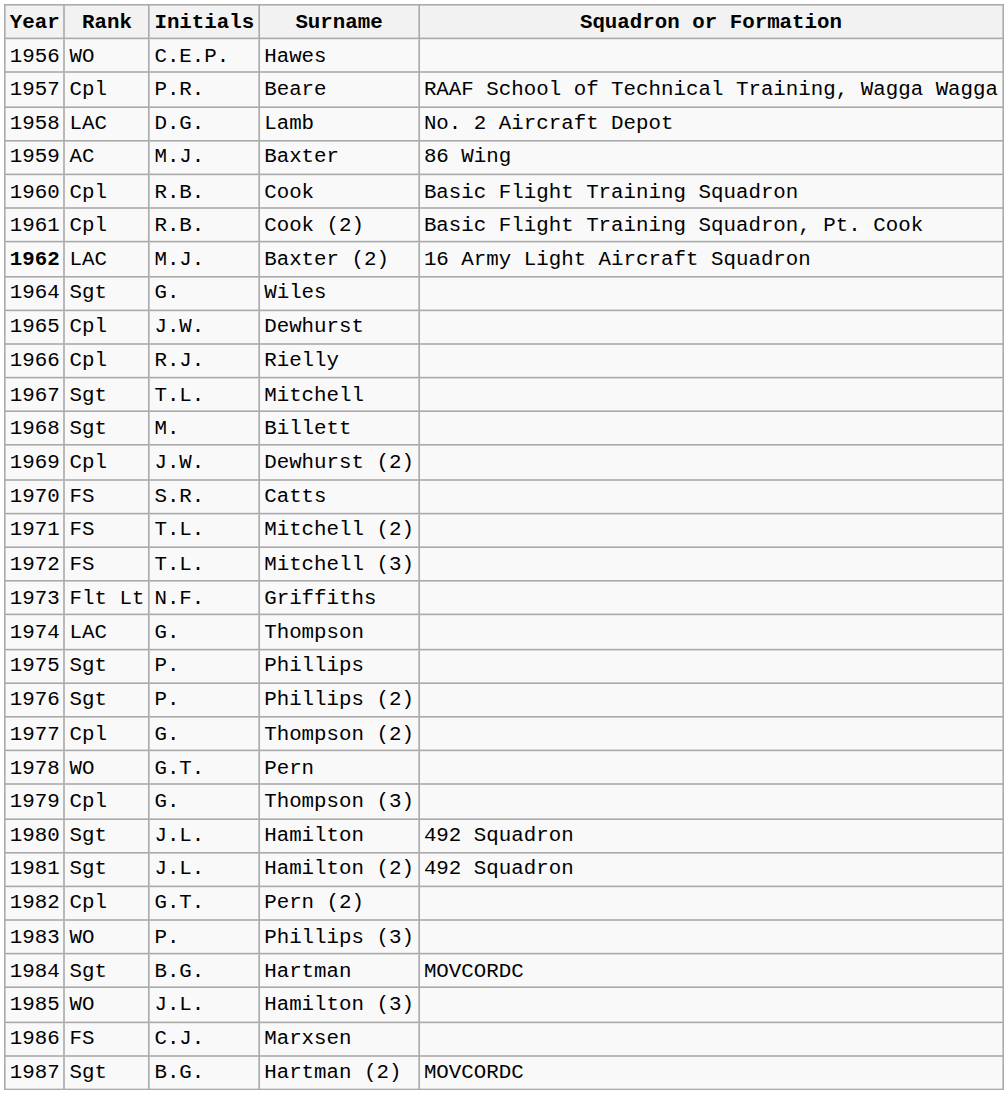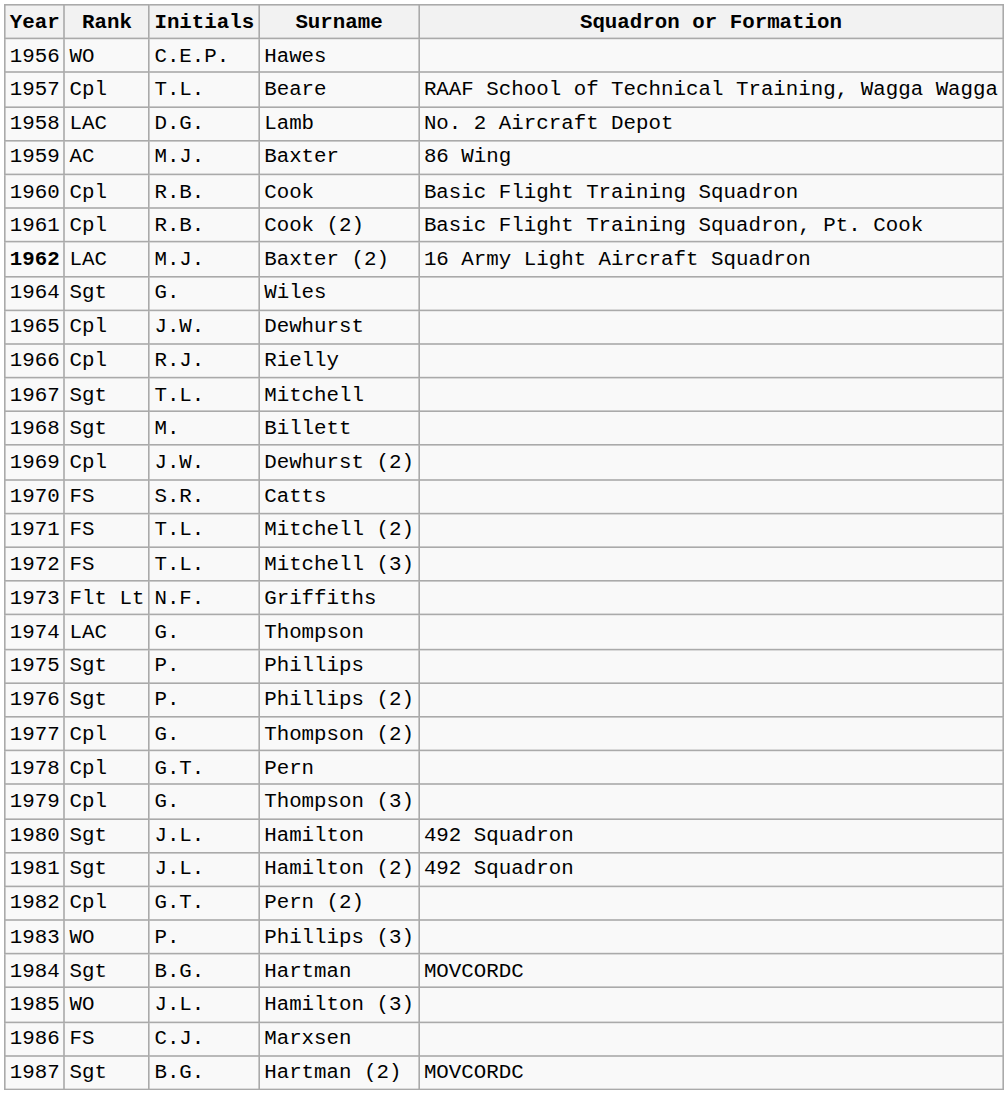(179, 90) P.R. -> (179, 90) T.L.
(82, 768) WO -> (88, 768) Cpl
